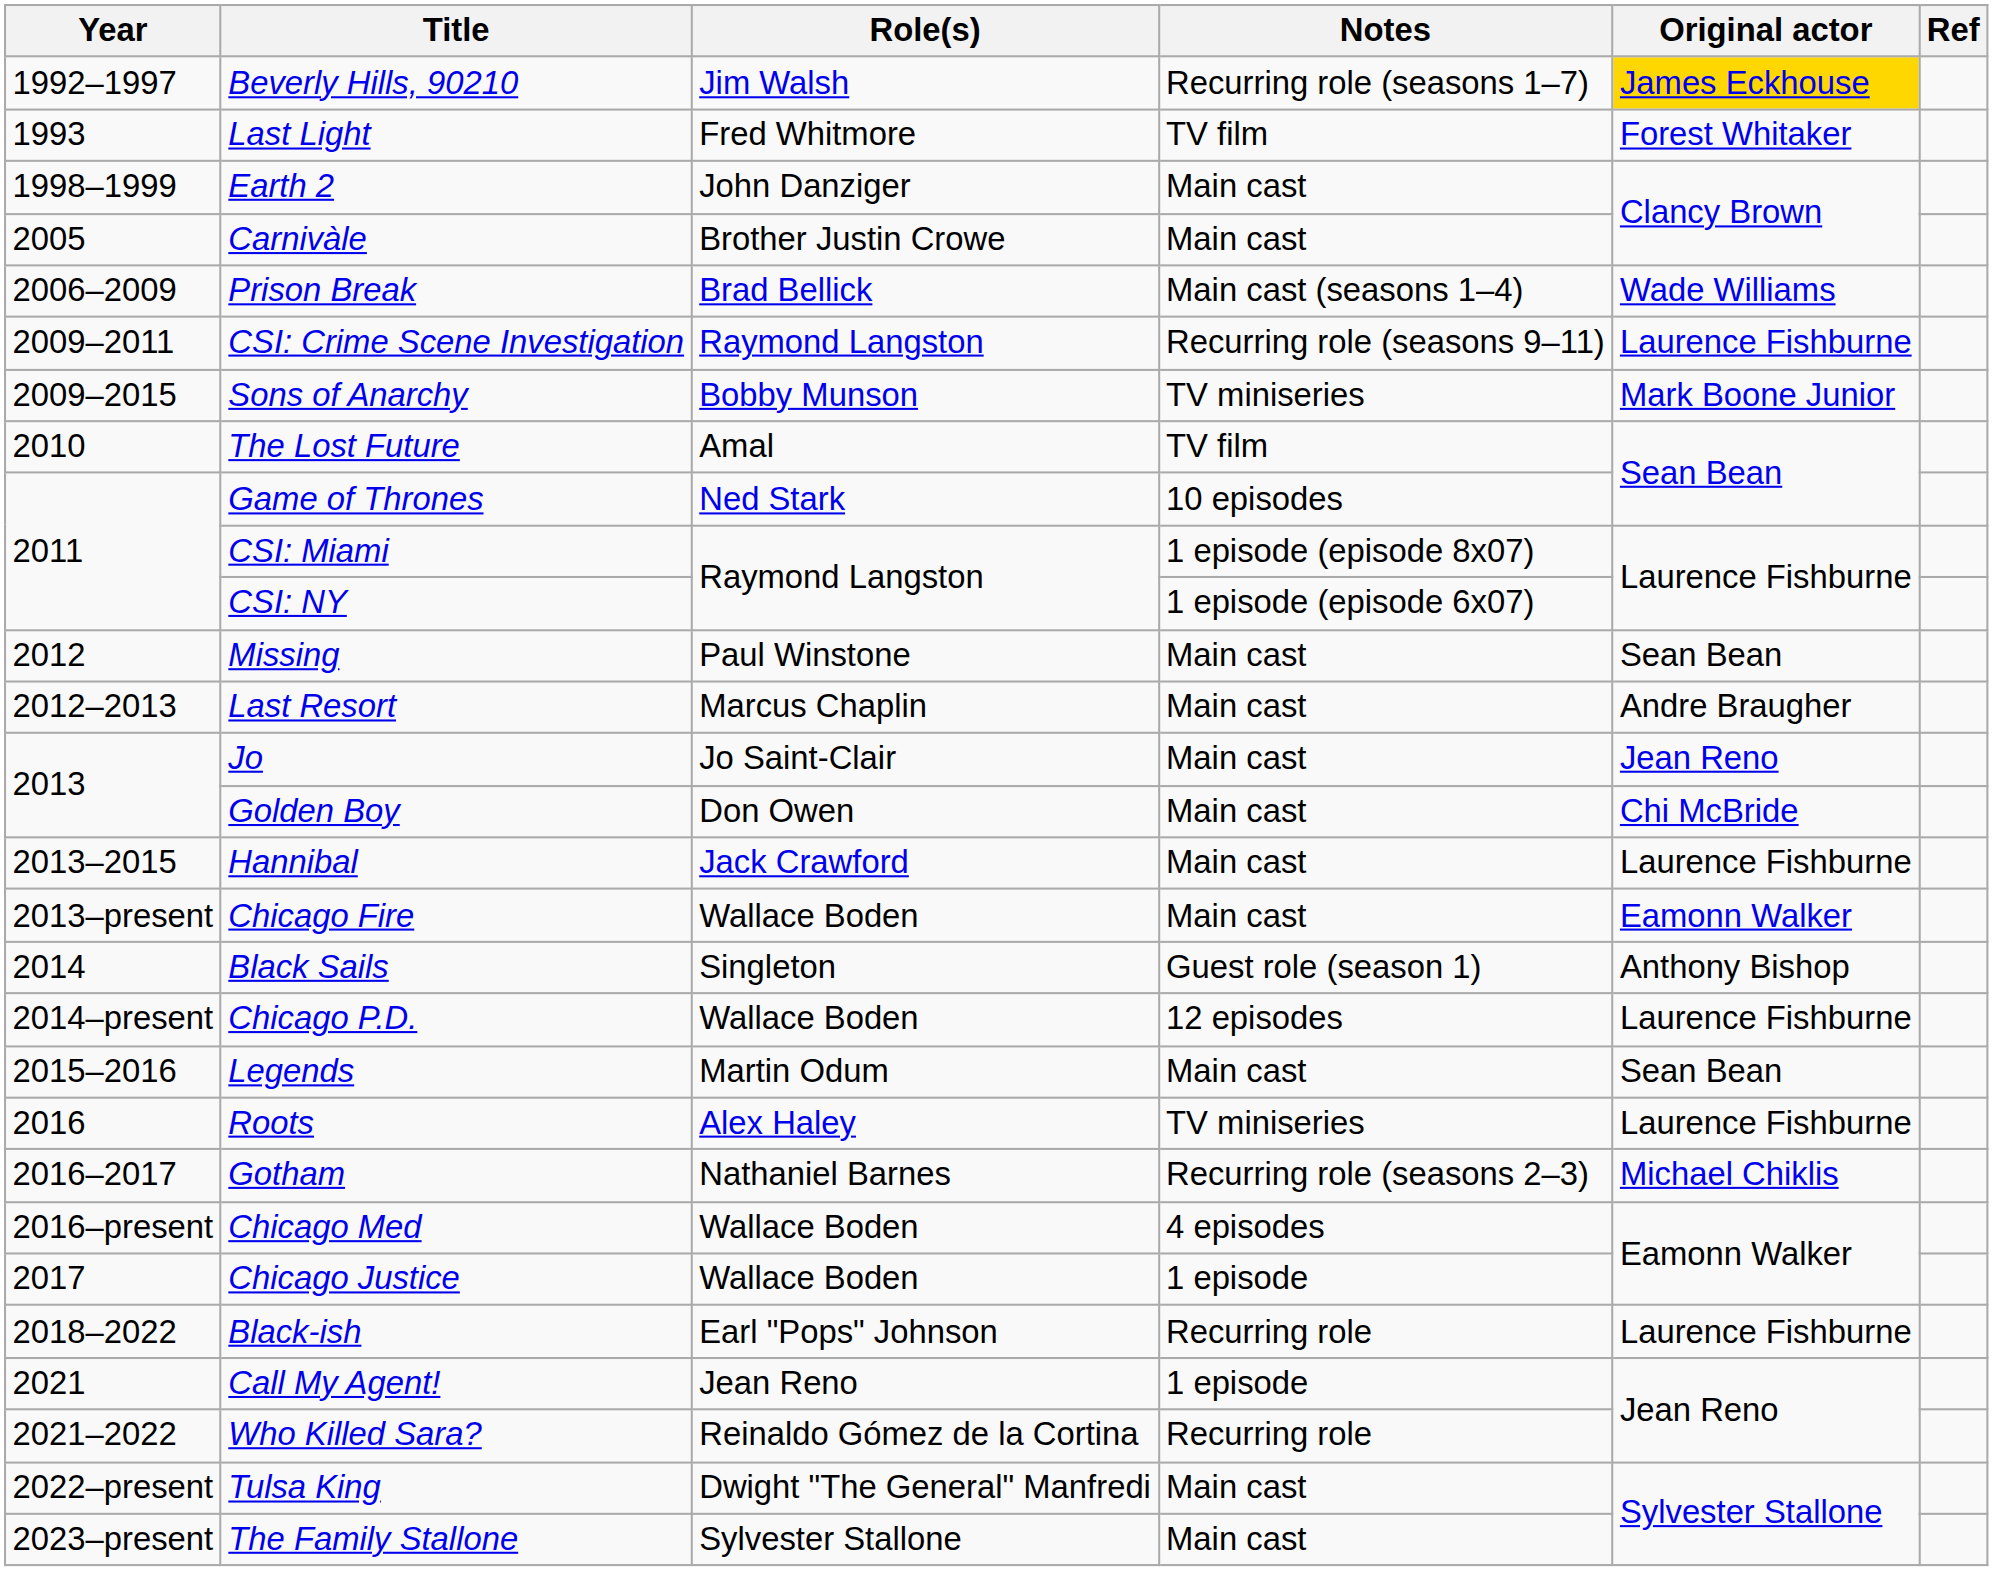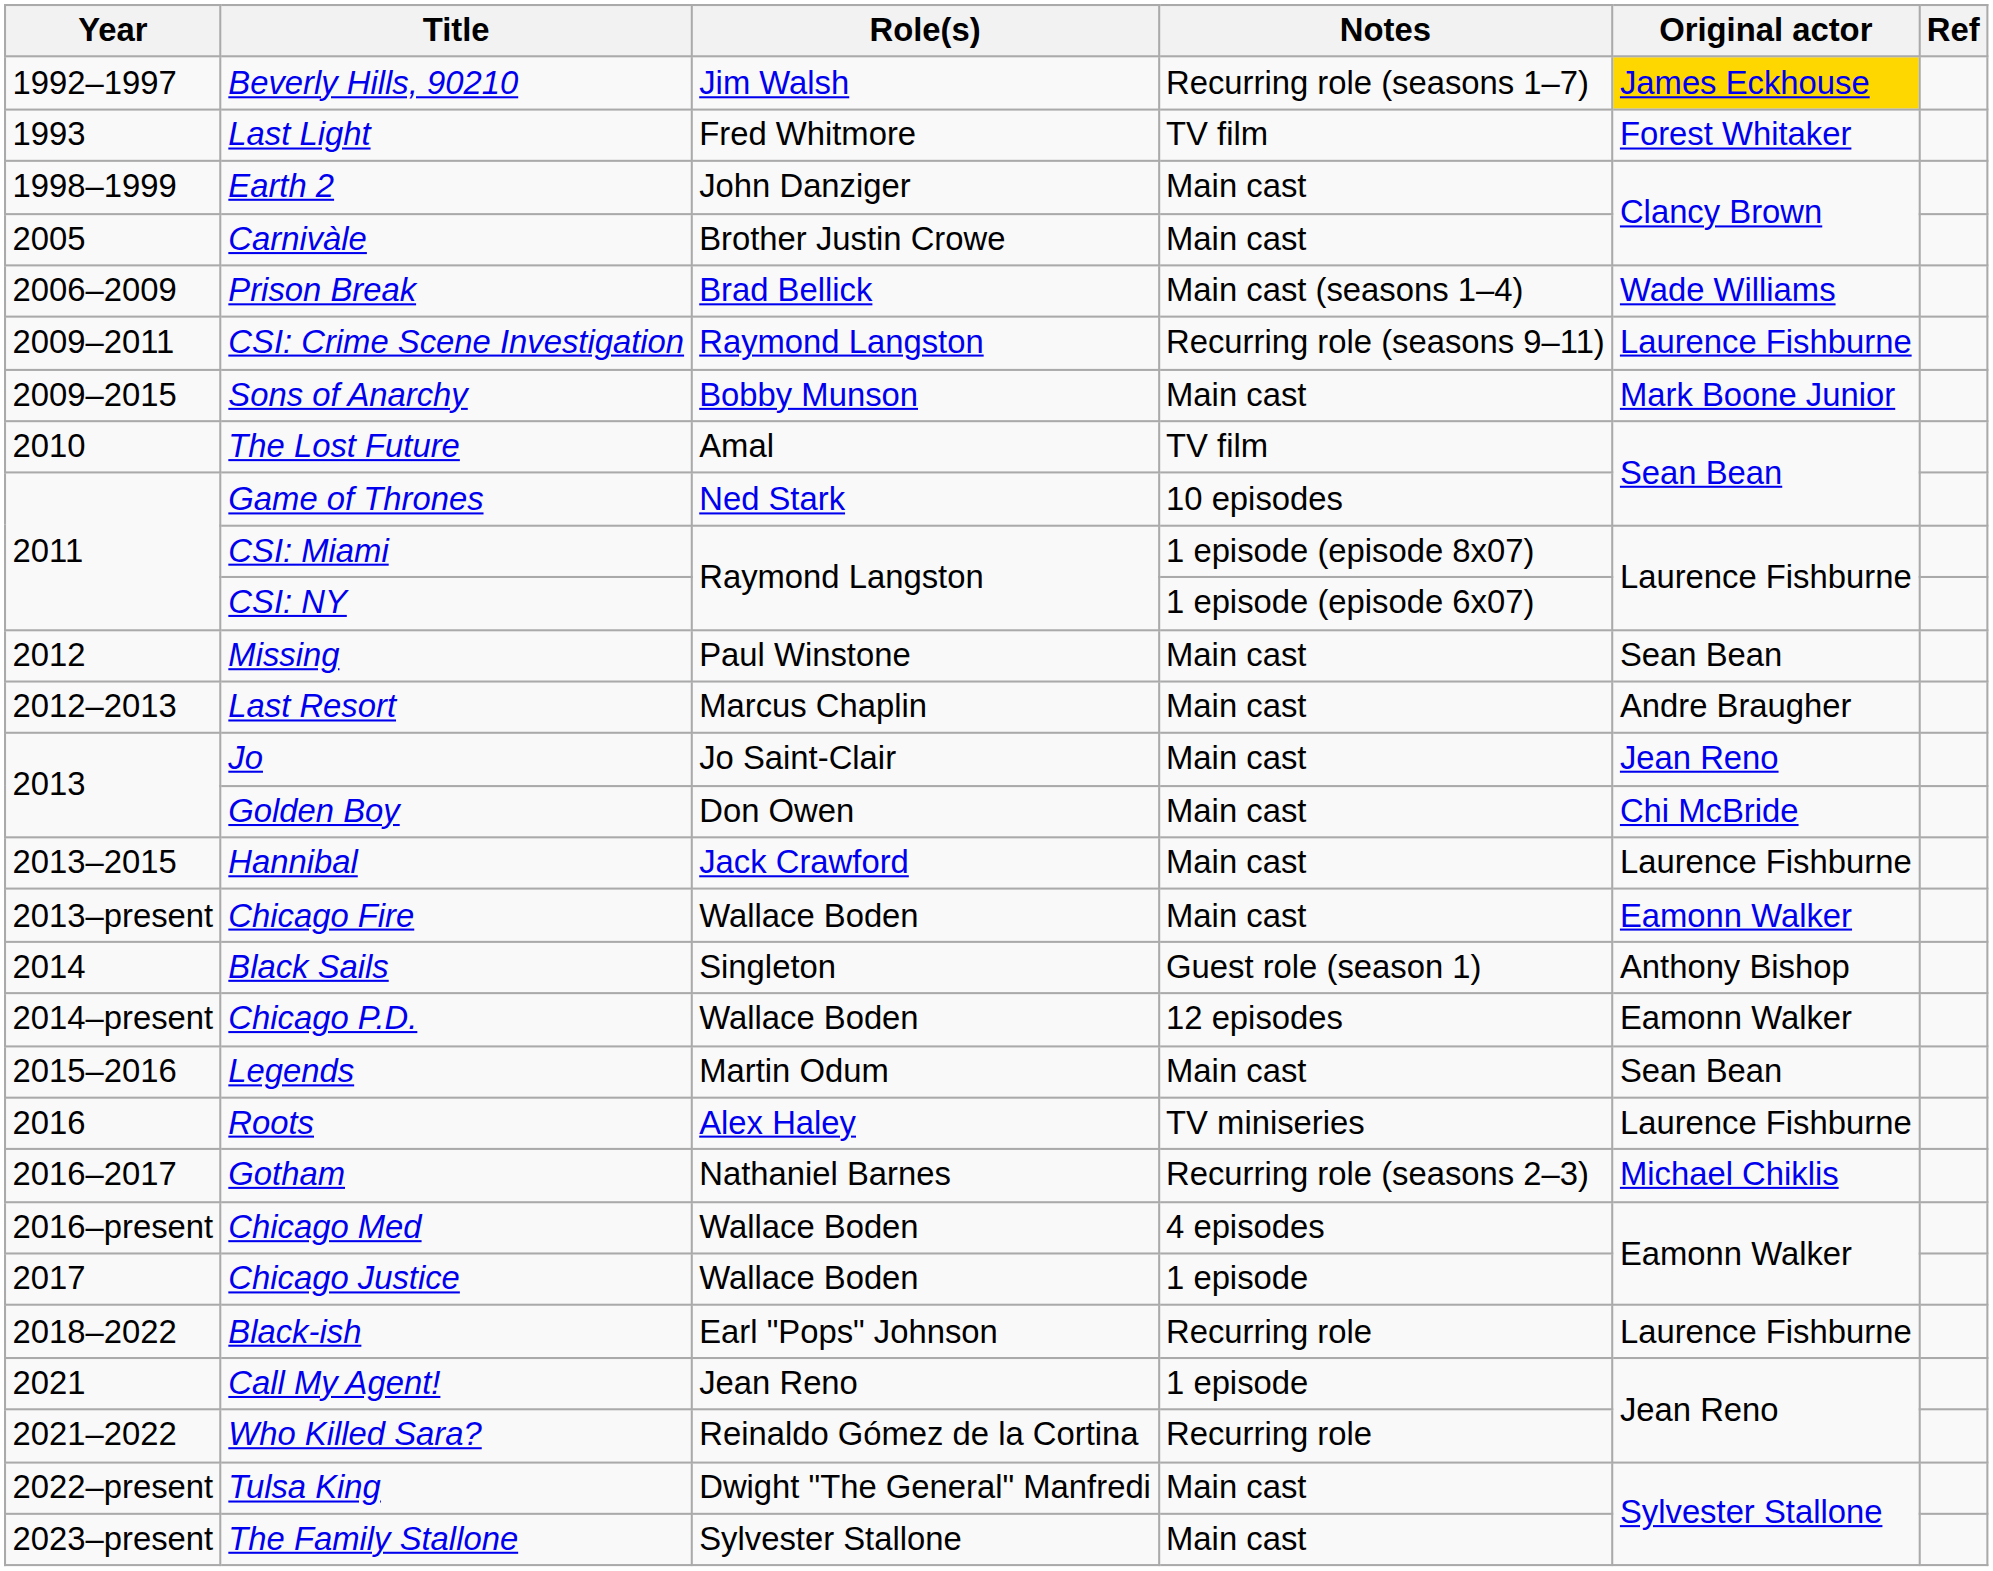(1265, 394) TV miniseries -> (1236, 394) Main cast
(1766, 1018) Laurence Fishburne -> (1736, 1018) Eamonn Walker
